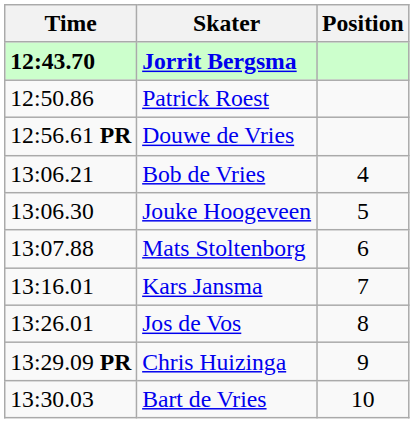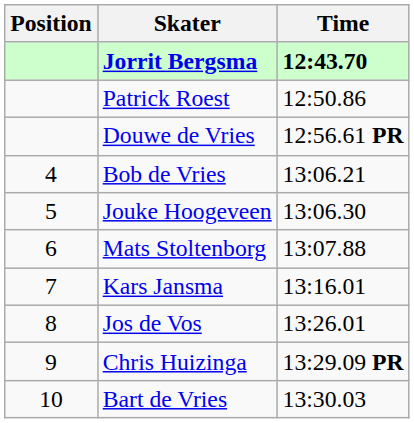columns swapped: (363, 23) <-> (71, 23)
